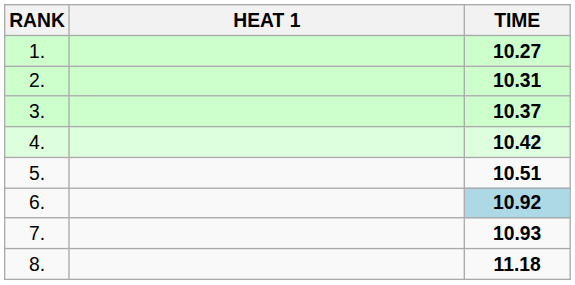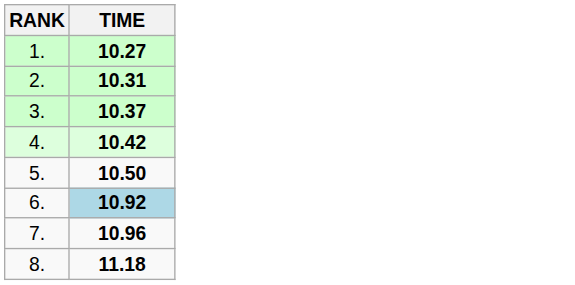- column: (267, 20)
(517, 173) 10.51 -> (122, 173) 10.50
(517, 234) 10.93 -> (122, 234) 10.96
